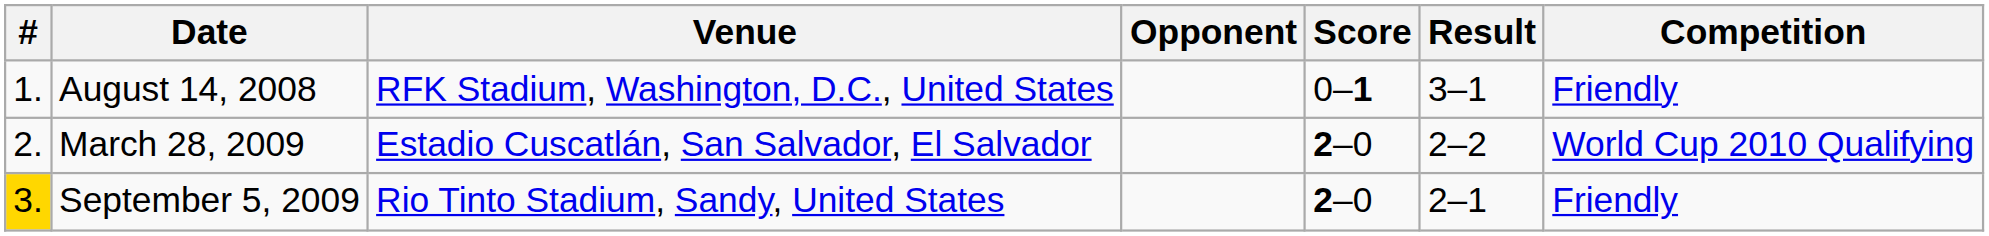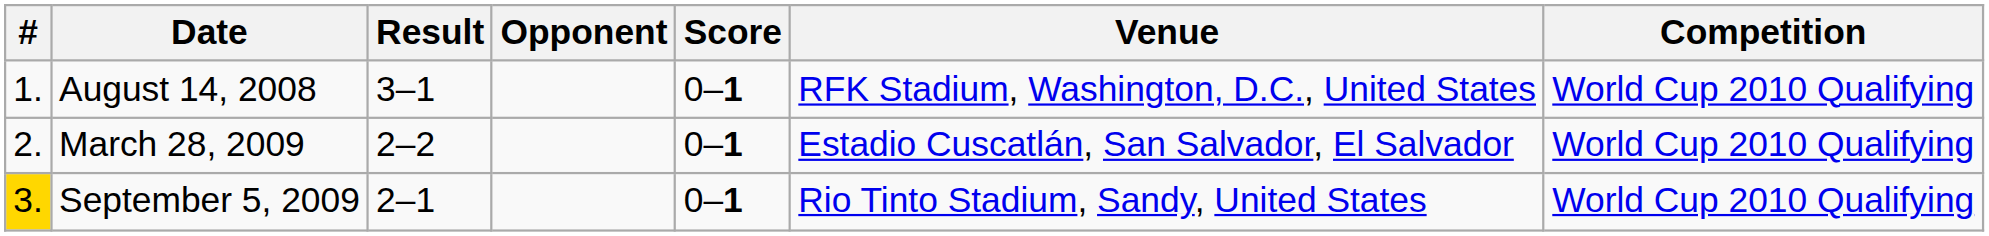columns swapped: (745, 32) <-> (1482, 32)
(1615, 88) Friendly -> (1763, 88) World Cup 2010 Qualifying
(1343, 144) 2–0 -> (713, 144) 0–1
(1343, 200) 2–0 -> (713, 200) 0–1
(1615, 200) Friendly -> (1763, 200) World Cup 2010 Qualifying
